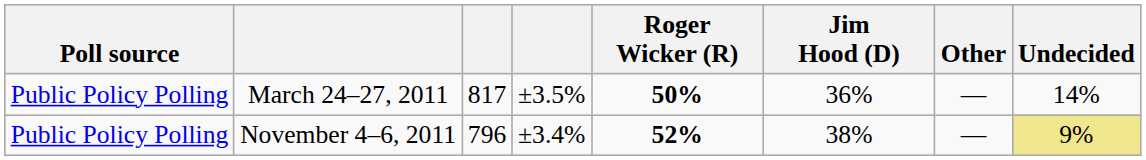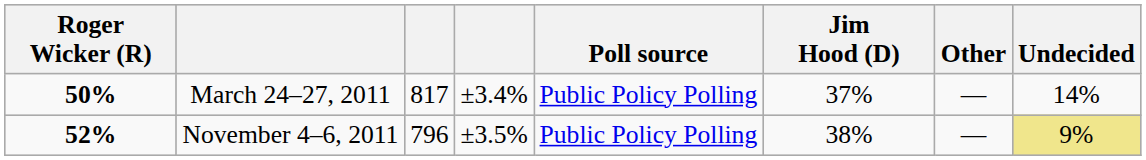columns swapped: (120, 53) <-> (677, 39)
(552, 94) ±3.5% -> (494, 94) ±3.4%
(849, 94) 36% -> (849, 94) 37%
(552, 134) ±3.4% -> (494, 134) ±3.5%
